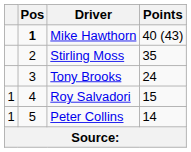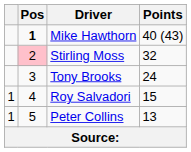(32, 56) no background -> (32, 56) pink background
(150, 56) 35 -> (150, 56) 32
(150, 117) 14 -> (150, 117) 13
